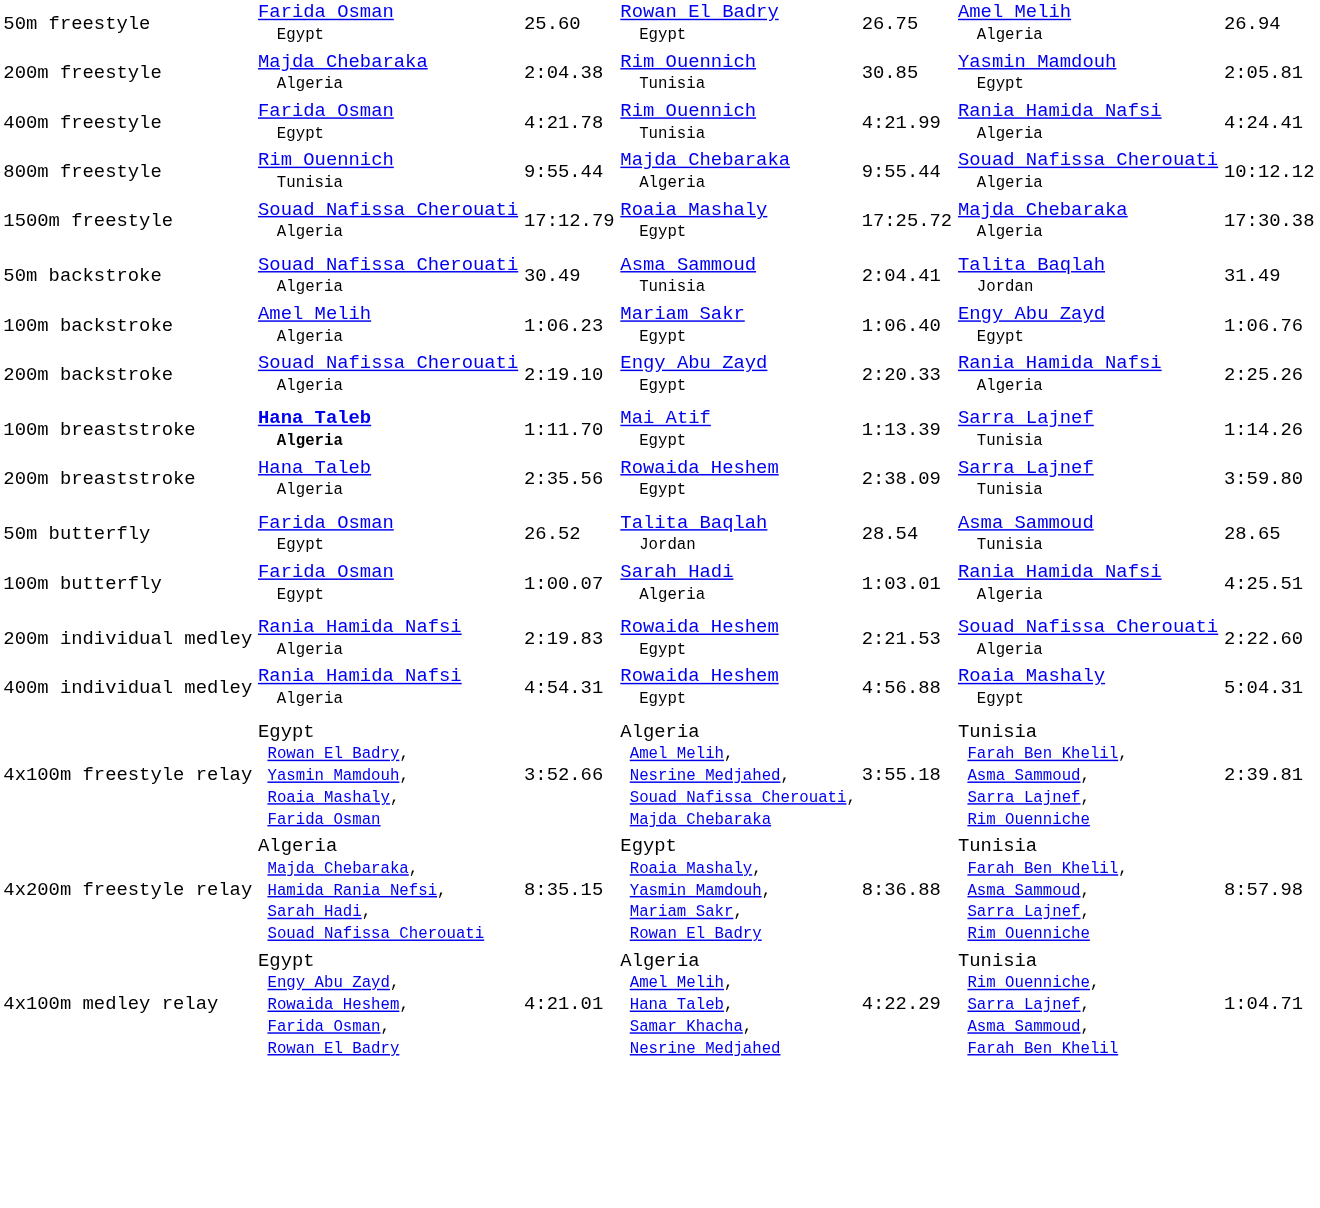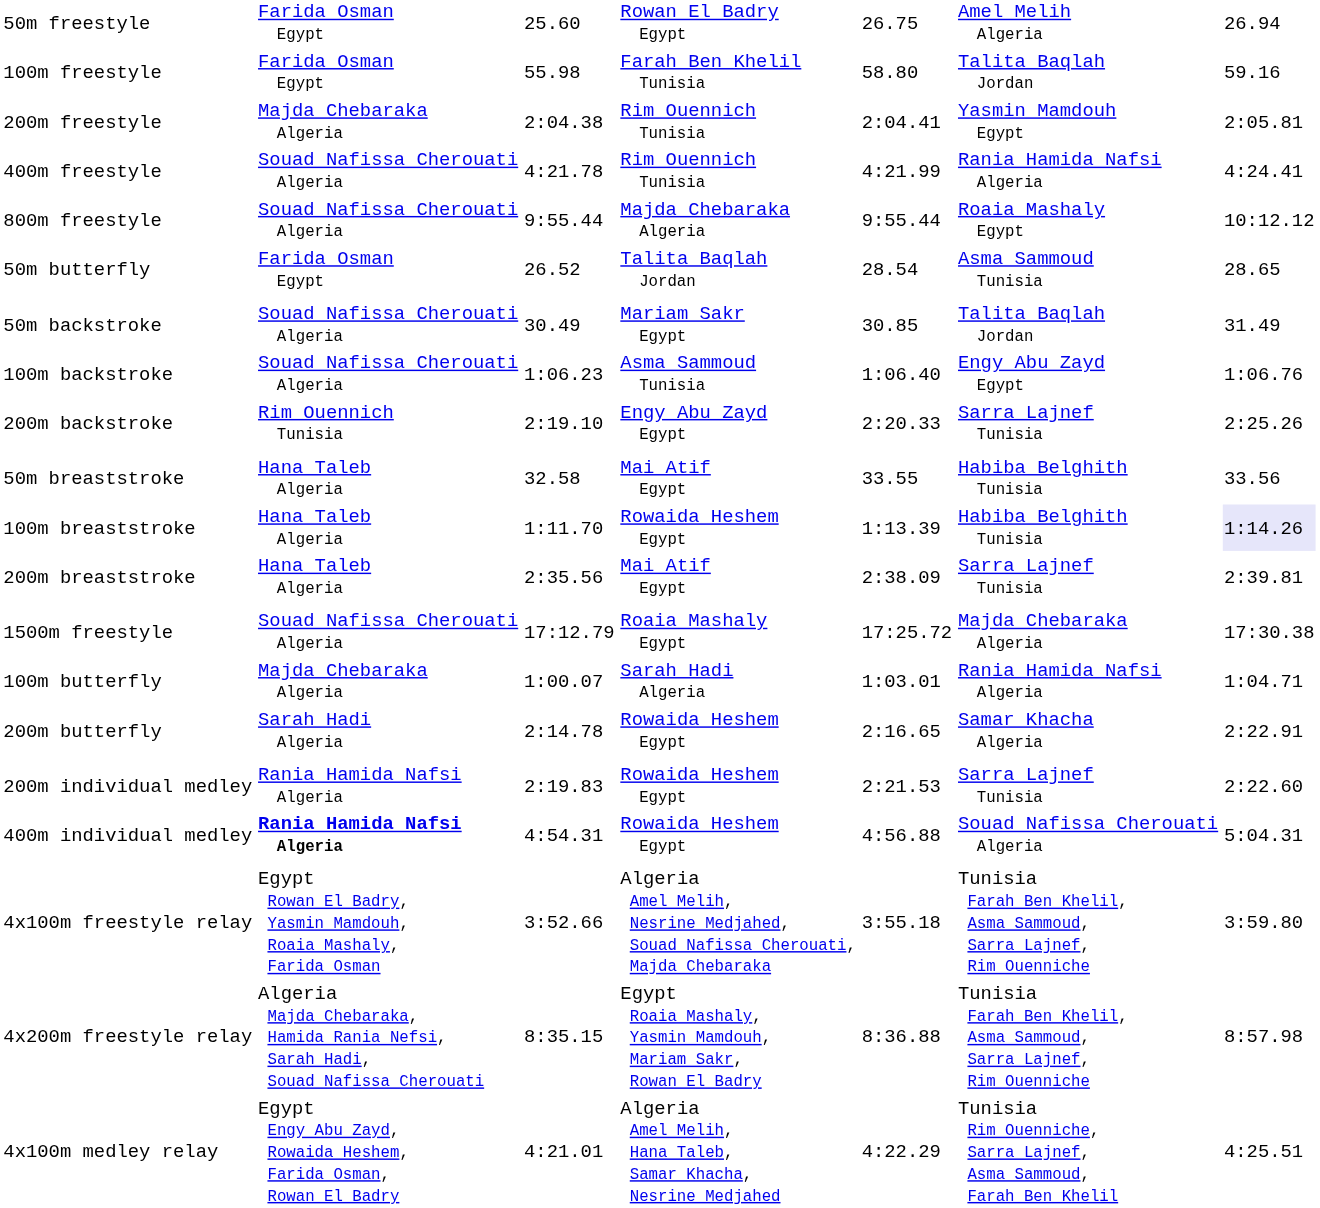+ row: (83, 72)
(890, 72) 30.85 -> (901, 122) 2:04.41
(326, 121) Farida Osman Egypt -> (388, 170) Souad Nafissa Cherouati Algeria
(326, 170) Rim Ouennich Tunisia -> (388, 220) Souad Nafissa Cherouati Algeria
(1088, 170) Souad Nafissa Cherouati Algeria -> (1032, 220) Roaia Mashaly Egypt
rows swapped: (88, 220) <-> (77, 534)
(688, 275) Asma Sammoud Tunisia -> (683, 324) Mariam Sakr Egypt
(901, 275) 2:04.41 -> (890, 325) 30.85
(315, 324) Amel Melih Algeria -> (388, 373) Souad Nafissa Cherouati Algeria
(683, 324) Mariam Sakr Egypt -> (688, 373) Asma Sammoud Tunisia
(388, 373) Souad Nafissa Cherouati Algeria -> (326, 423) Rim Ouennich Tunisia
(1060, 373) Rania Hamida Nafsi Algeria -> (1026, 423) Sarra Lajnef Tunisia
+ row: (94, 478)
(315, 429) bold -> (315, 527) normal
(666, 428) Mai Atif Egypt -> (700, 527) Rowaida Heshem Egypt
(1026, 428) Sarra Lajnef Tunisia -> (1043, 527) Habiba Belghith Tunisia
(1264, 429) no background -> (1264, 528) lavender background
(700, 478) Rowaida Heshem Egypt -> (666, 576) Mai Atif Egypt
(1264, 478) 3:59.80 -> (1264, 577) 2:39.81
(326, 582) Farida Osman Egypt -> (343, 681) Majda Chebaraka Algeria
(1264, 583) 4:25.51 -> (1264, 681) 1:04.71
+ row: (83, 731)
(1088, 637) Souad Nafissa Cherouati Algeria -> (1026, 785) Sarra Lajnef Tunisia
(360, 686) normal -> (360, 835) bold
(1032, 686) Roaia Mashaly Egypt -> (1088, 834) Souad Nafissa Cherouati Algeria
(1264, 775) 2:39.81 -> (1264, 923) 3:59.80
(1264, 1004) 1:04.71 -> (1264, 1152) 4:25.51
